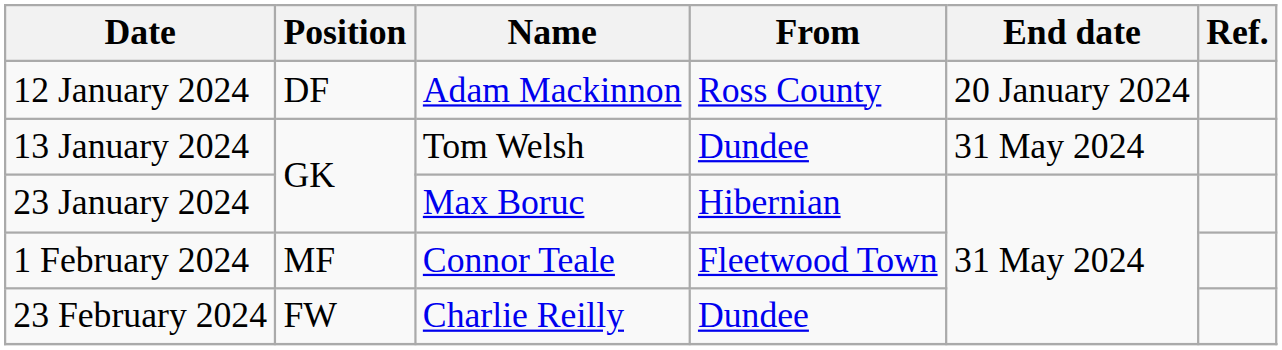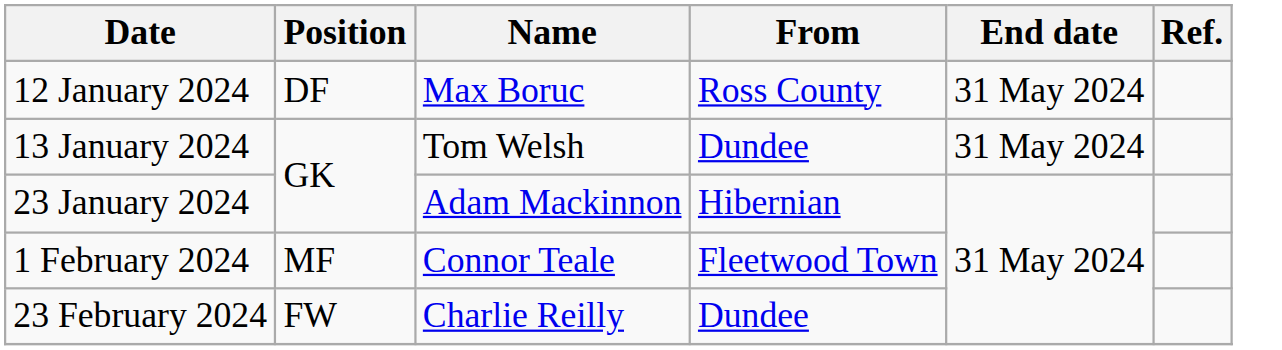(552, 89) Adam Mackinnon -> (504, 89) Max Boruc
(1072, 89) 20 January 2024 -> (1049, 89) 31 May 2024
(504, 202) Max Boruc -> (552, 202) Adam Mackinnon
